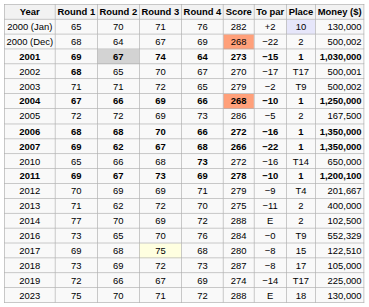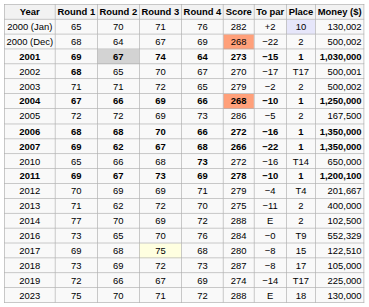(345, 27) 130,000 -> (345, 27) 130,002
(301, 87) T9 -> (301, 87) 2
(270, 191) −9 -> (270, 191) −4
